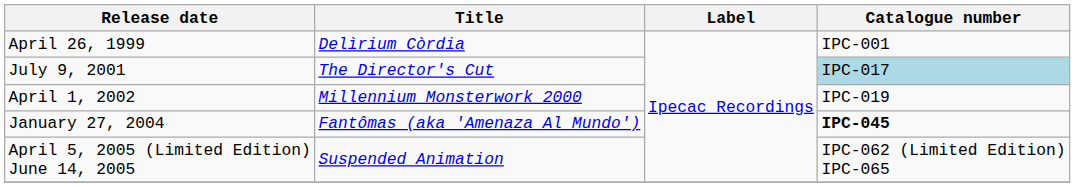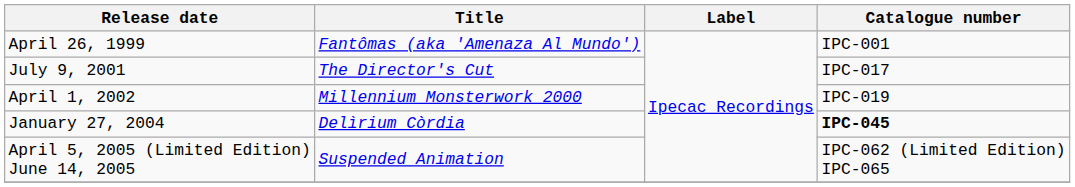(392, 44) Delìrium Còrdia -> (479, 44) Fantômas (aka 'Amenaza Al Mundo')
(856, 71) lightblue background -> (856, 71) no background
(479, 124) Fantômas (aka 'Amenaza Al Mundo') -> (392, 124) Delìrium Còrdia
